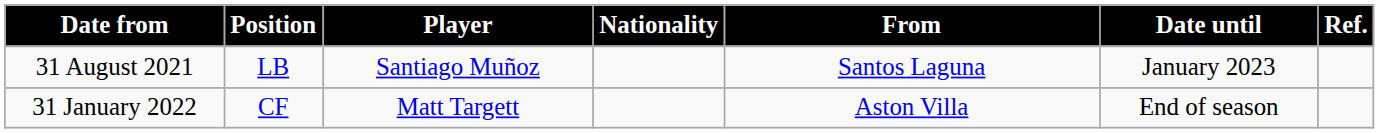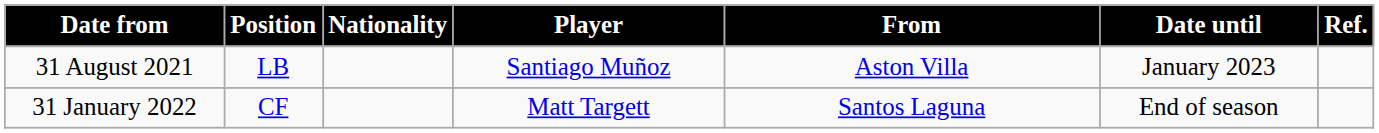columns swapped: (659, 25) <-> (458, 25)
(912, 66) Santos Laguna -> (912, 66) Aston Villa
(912, 107) Aston Villa -> (912, 107) Santos Laguna
